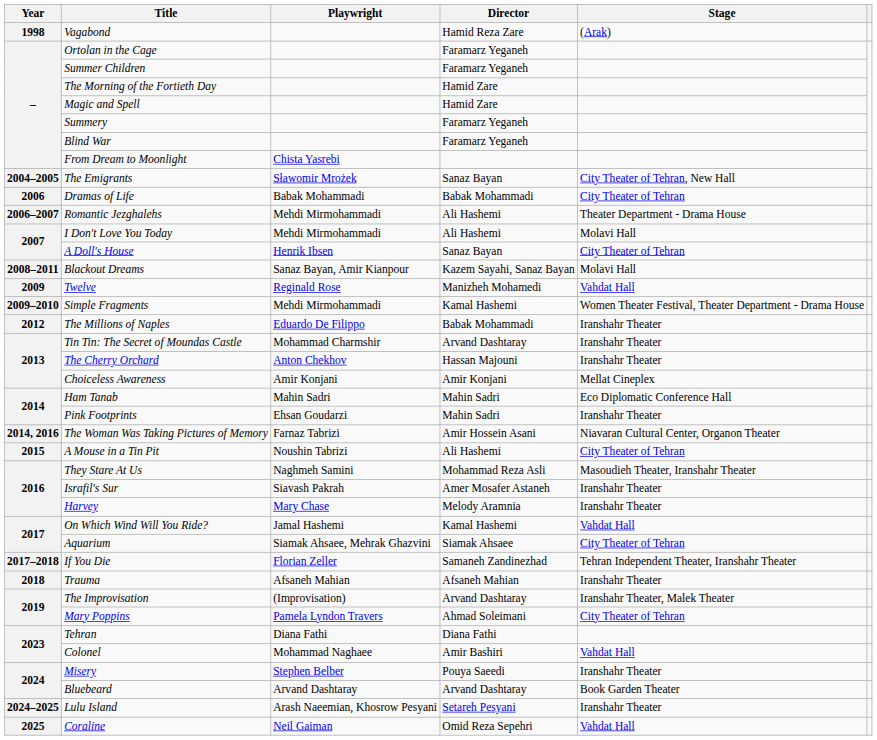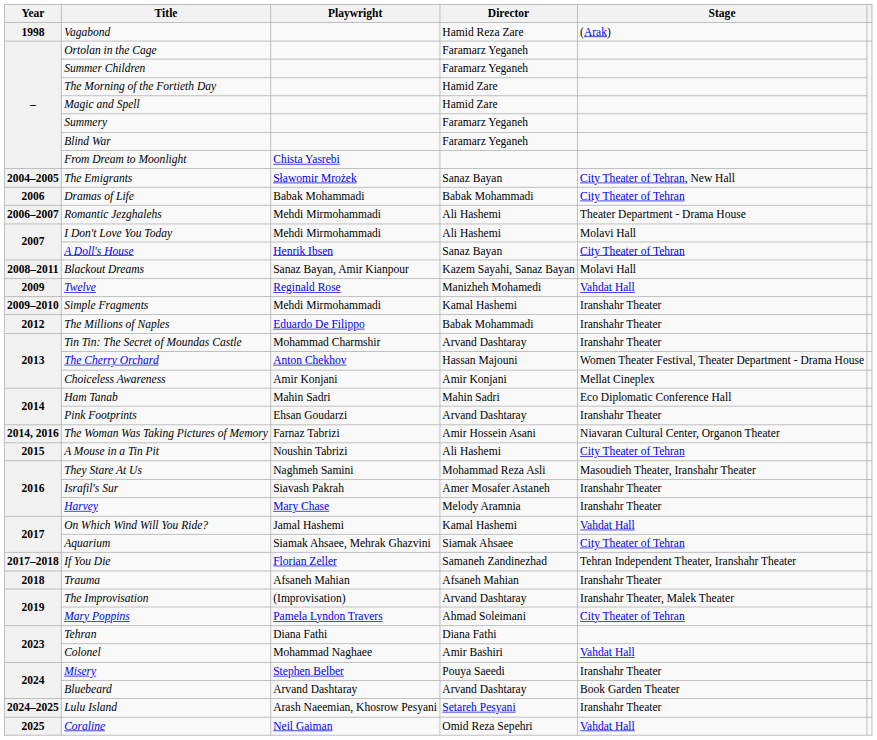(722, 305) Women Theater Festival, Theater Department - Drama House -> (621, 305) Iranshahr Theater
(621, 360) Iranshahr Theater -> (722, 360) Women Theater Festival, Theater Department - Drama House
(471, 415) Mahin Sadri -> (484, 415) Arvand Dashtaray
